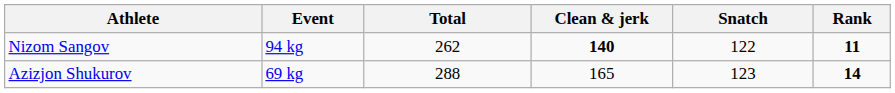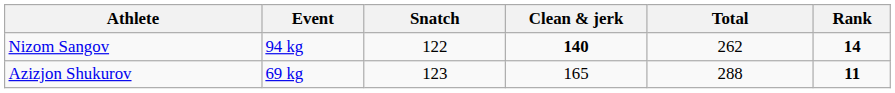columns swapped: (743, 18) <-> (448, 18)
(852, 46) 11 -> (852, 46) 14
(852, 74) 14 -> (852, 74) 11
